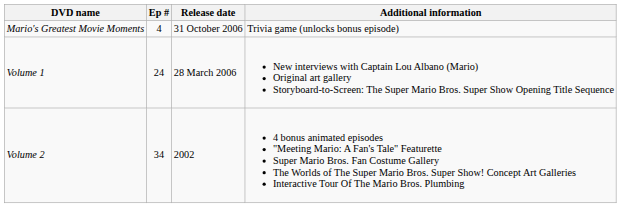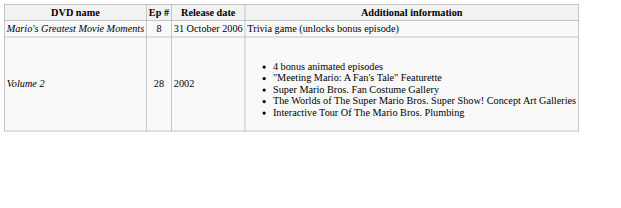(159, 28) 4 -> (159, 28) 8
- row: (26, 72)
(159, 155) 34 -> (159, 84) 28
